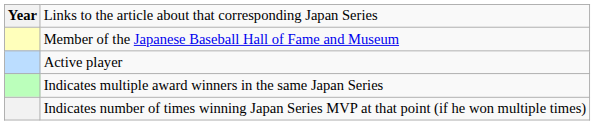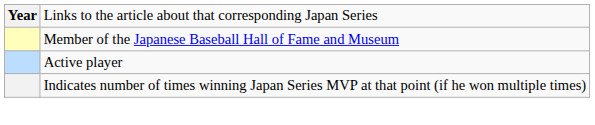- row: (213, 85)
